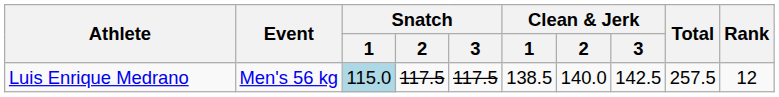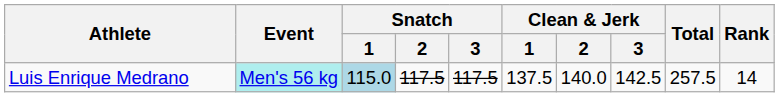(289, 78) no background -> (289, 78) paleturquoise background
(529, 78) 138.5 -> (529, 78) 137.5
(747, 78) 12 -> (747, 78) 14
